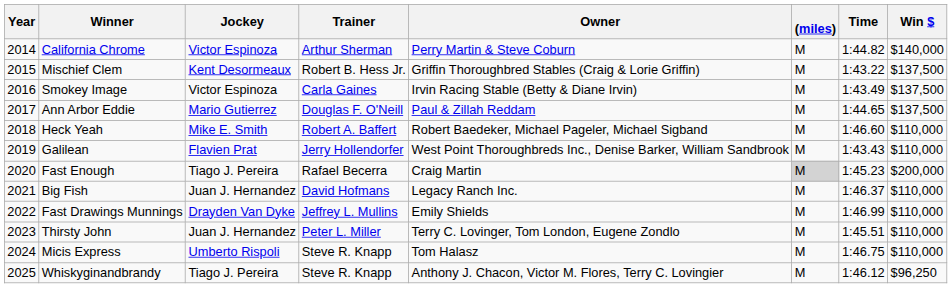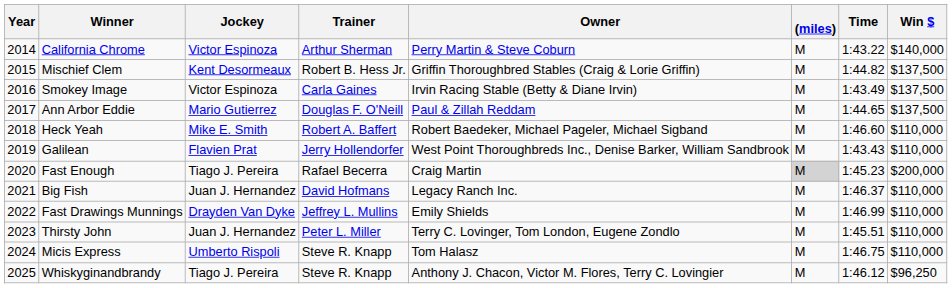(863, 49) 1:44.82 -> (863, 49) 1:43.22
(863, 69) 1:43.22 -> (863, 69) 1:44.82
